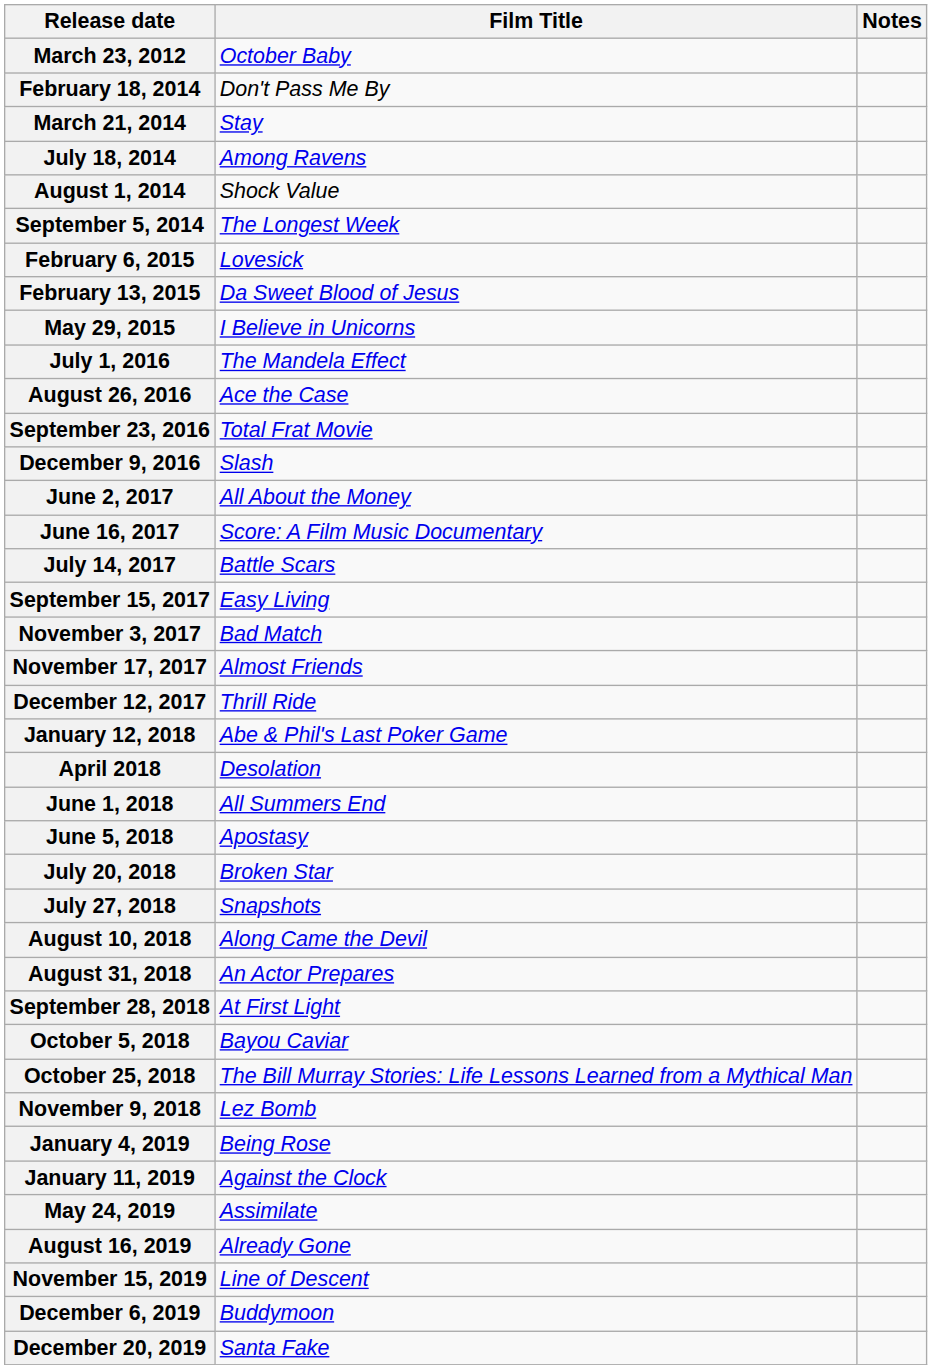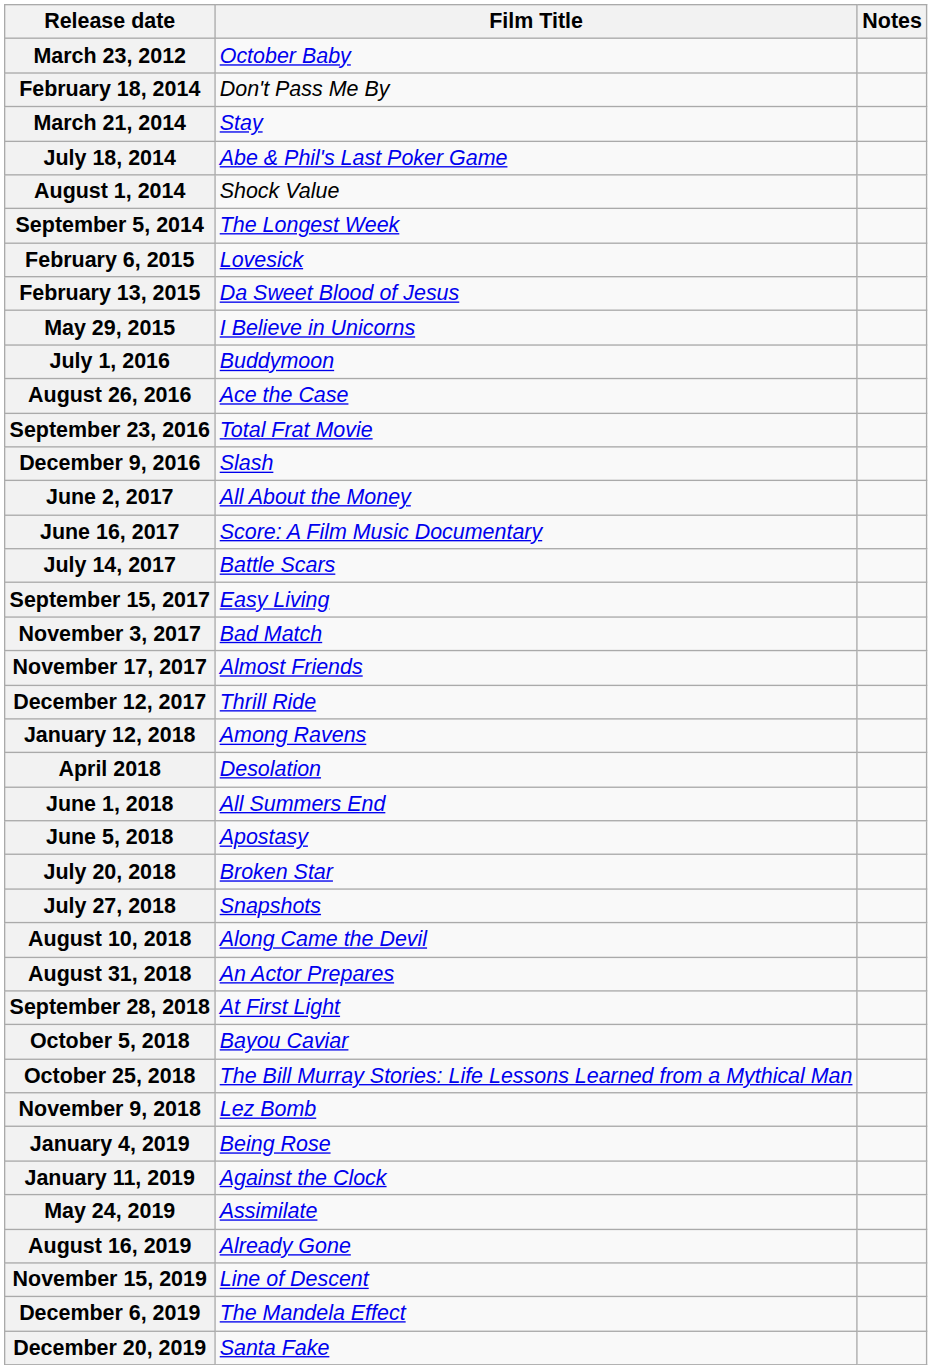(293, 157) Among Ravens -> (364, 157) Abe & Phil's Last Poker Game
(313, 361) The Mandela Effect -> (277, 361) Buddymoon
(364, 735) Abe & Phil's Last Poker Game -> (293, 735) Among Ravens
(277, 1313) Buddymoon -> (313, 1313) The Mandela Effect
